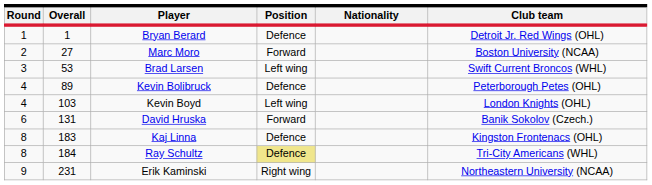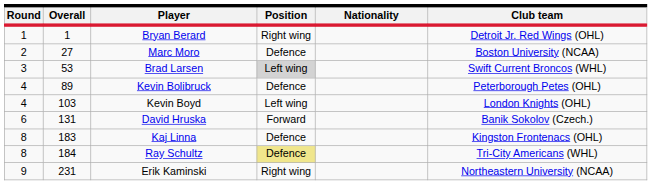(286, 35) Defence -> (286, 35) Right wing
(286, 52) Forward -> (286, 52) Defence
(286, 69) no background -> (286, 69) lightgrey background
